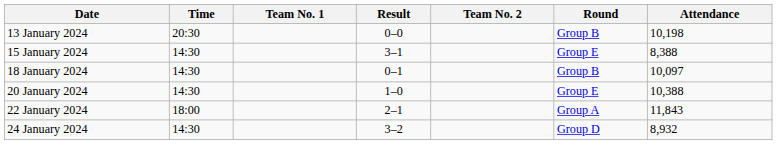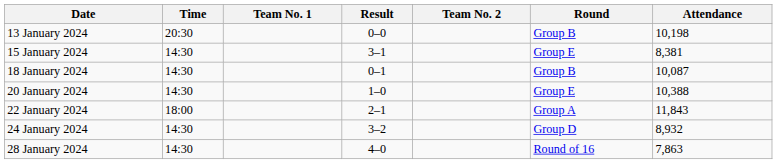(664, 52) 8,388 -> (669, 52) 8,381
(667, 71) 10,097 -> (672, 71) 10,087
+ row: (47, 149)
